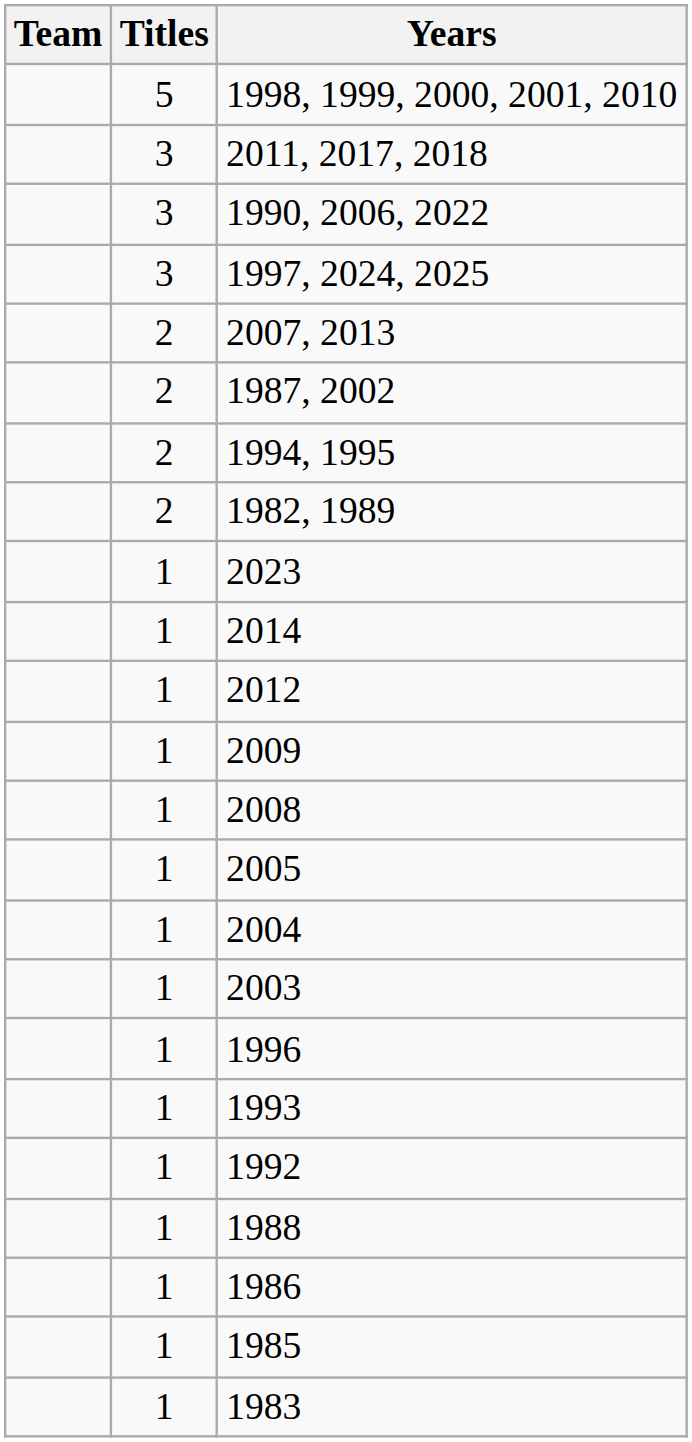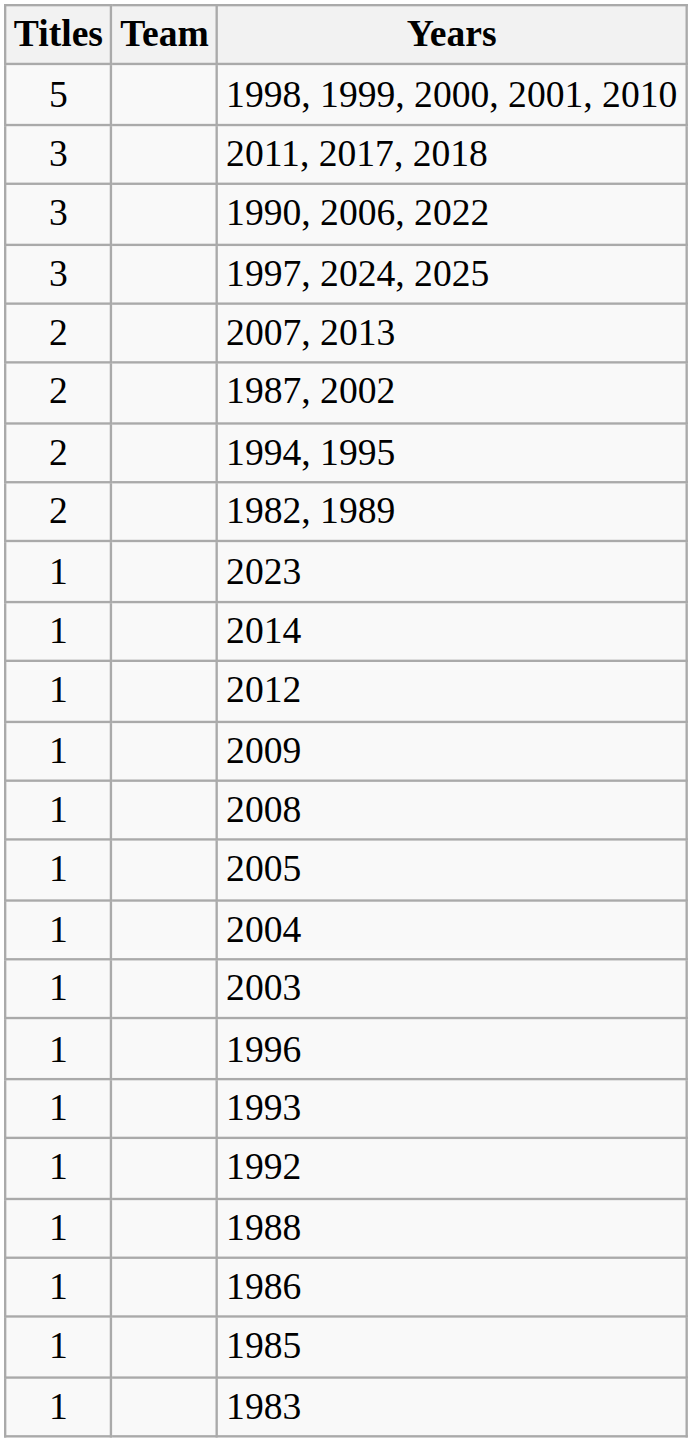columns swapped: (58, 34) <-> (164, 34)
